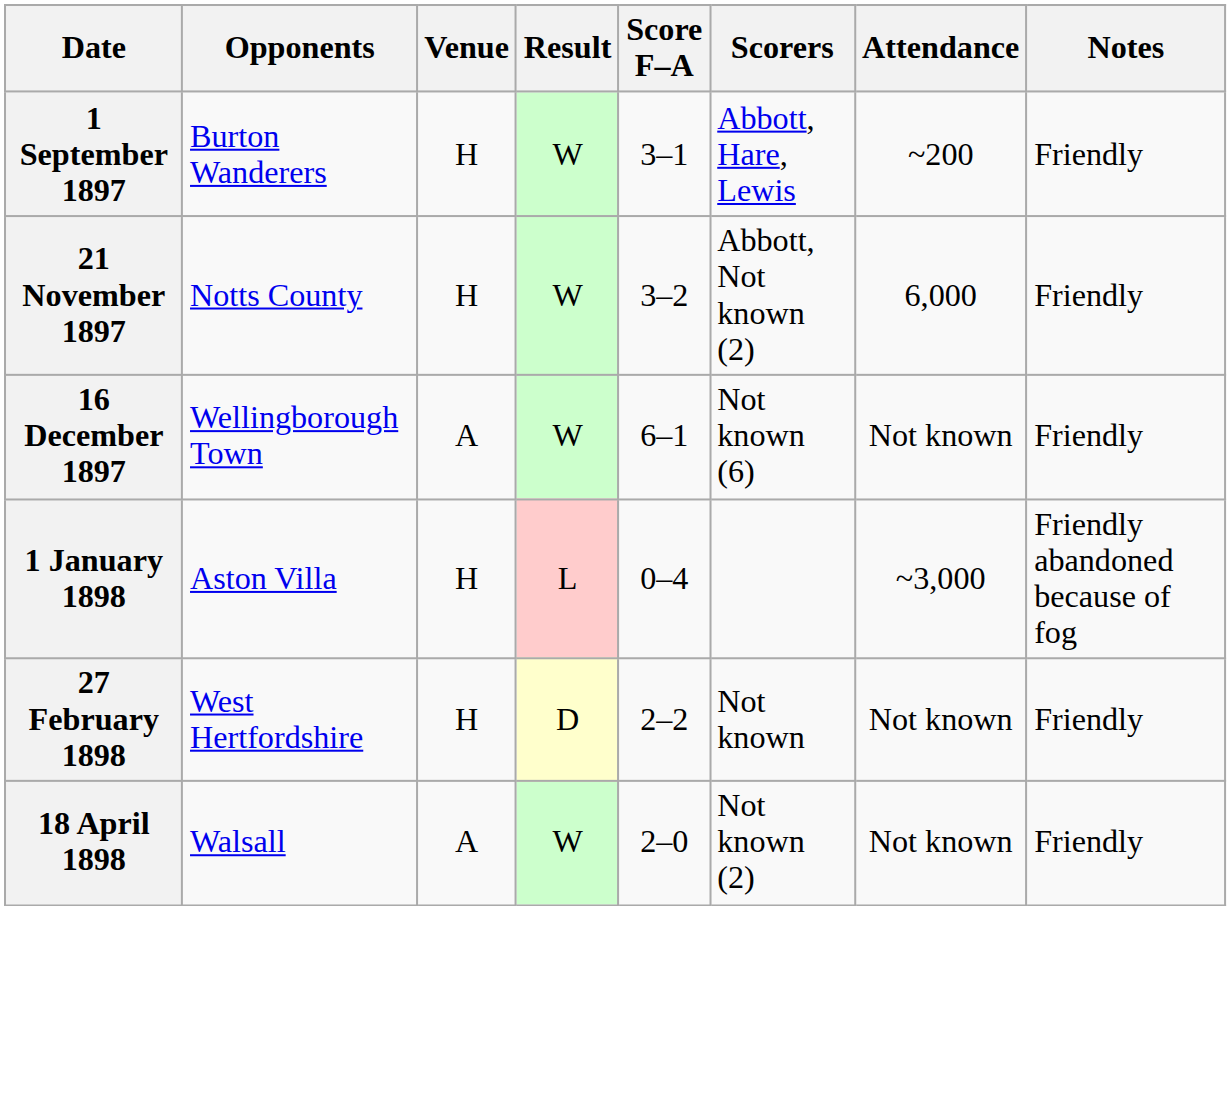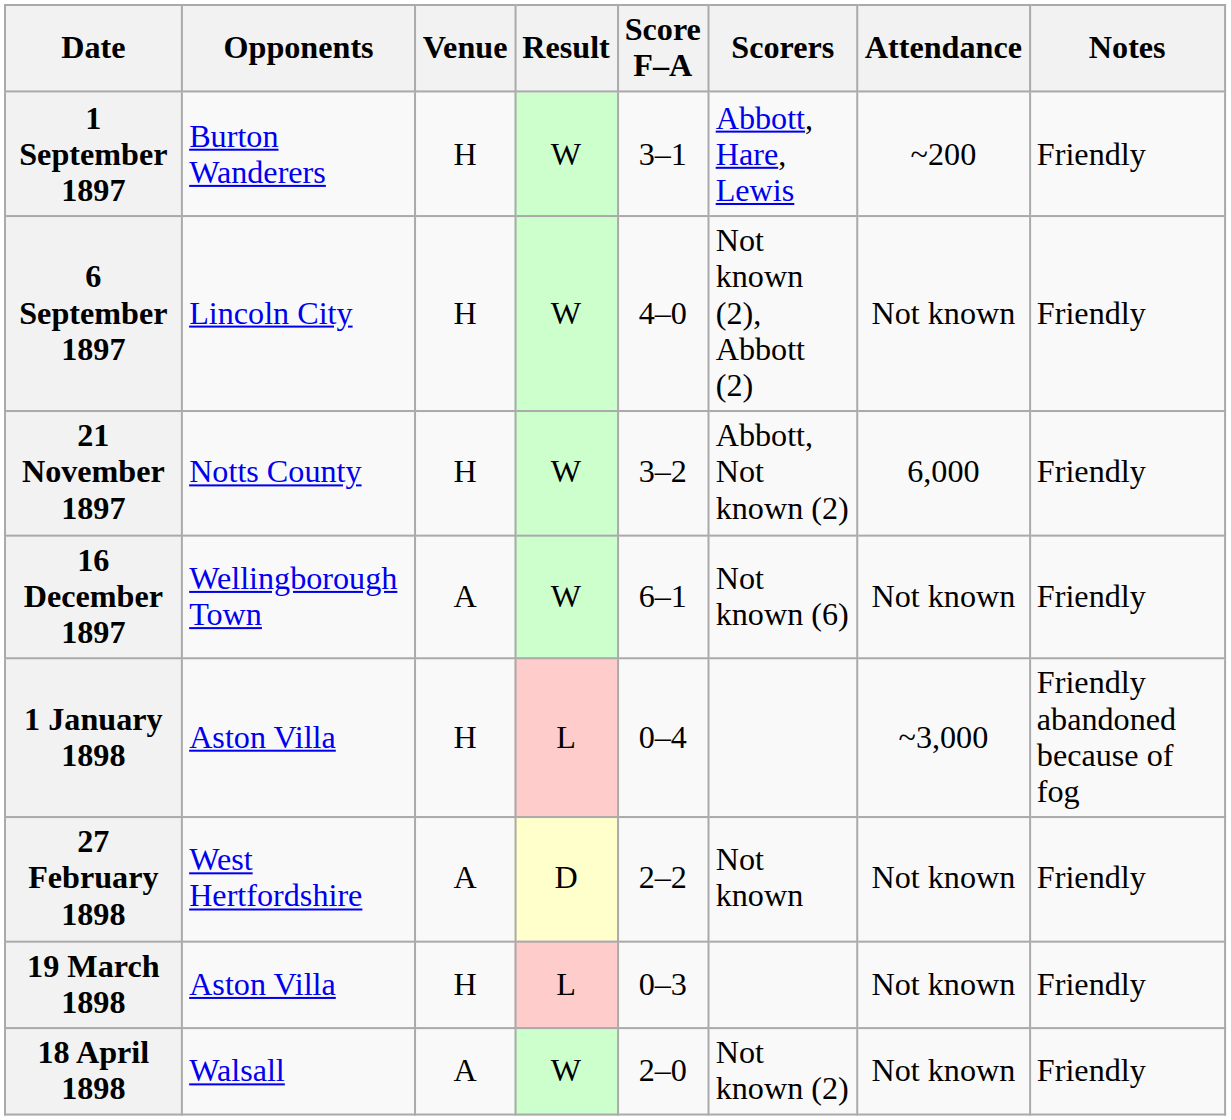+ row: (93, 312)
(467, 719) H -> (465, 878) A
+ row: (93, 983)
